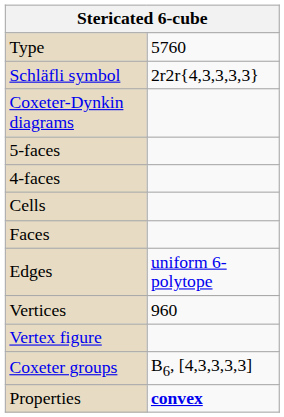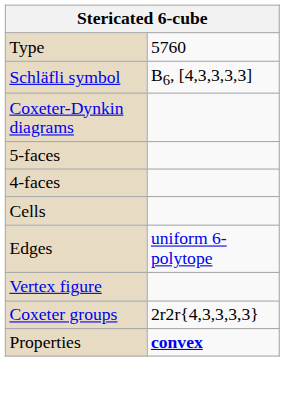(205, 74) 2r2r{4,3,3,3,3} -> (202, 77) B6, [4,3,3,3,3]
- row: (29, 234)
- row: (38, 309)
(202, 367) B6, [4,3,3,3,3] -> (205, 314) 2r2r{4,3,3,3,3}
